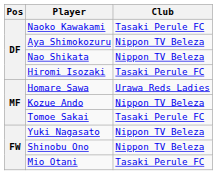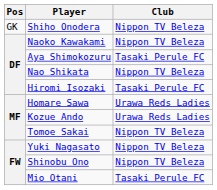+ row: (64, 27)
(160, 27) Tasaki Perule FC -> (160, 42) Nippon TV Beleza
(160, 42) Nippon TV Beleza -> (160, 57) Tasaki Perule FC
(160, 102) Nippon TV Beleza -> (163, 117) Urawa Reds Ladies
(160, 117) Tasaki Perule FC -> (160, 132) Nippon TV Beleza
